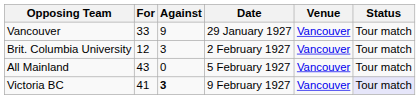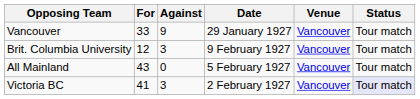(249, 49) 2 February 1927 -> (249, 49) 9 February 1927
(163, 85) bold -> (163, 85) normal
(249, 85) 9 February 1927 -> (249, 85) 2 February 1927
